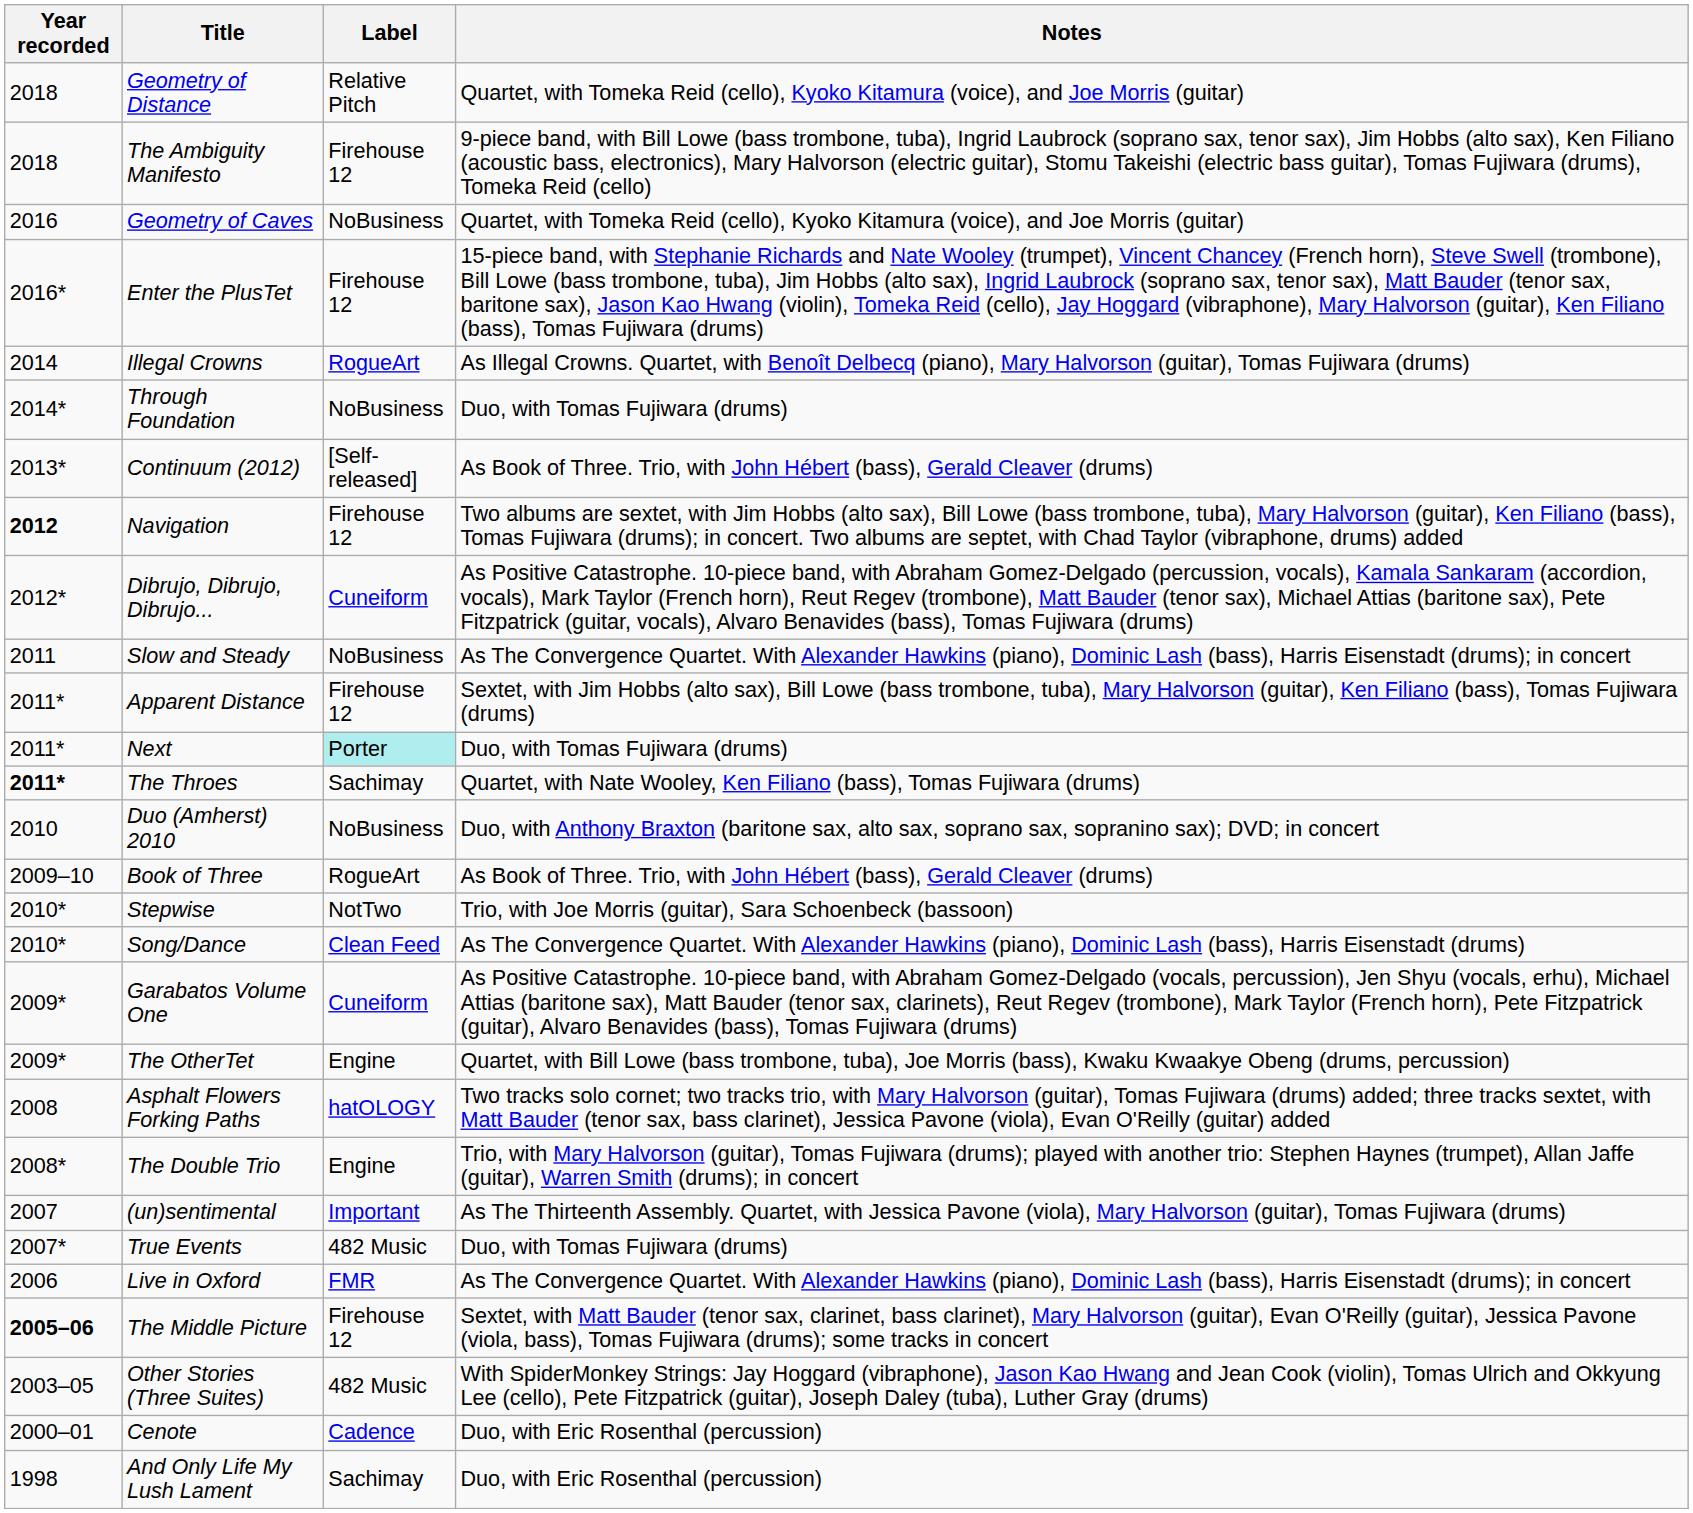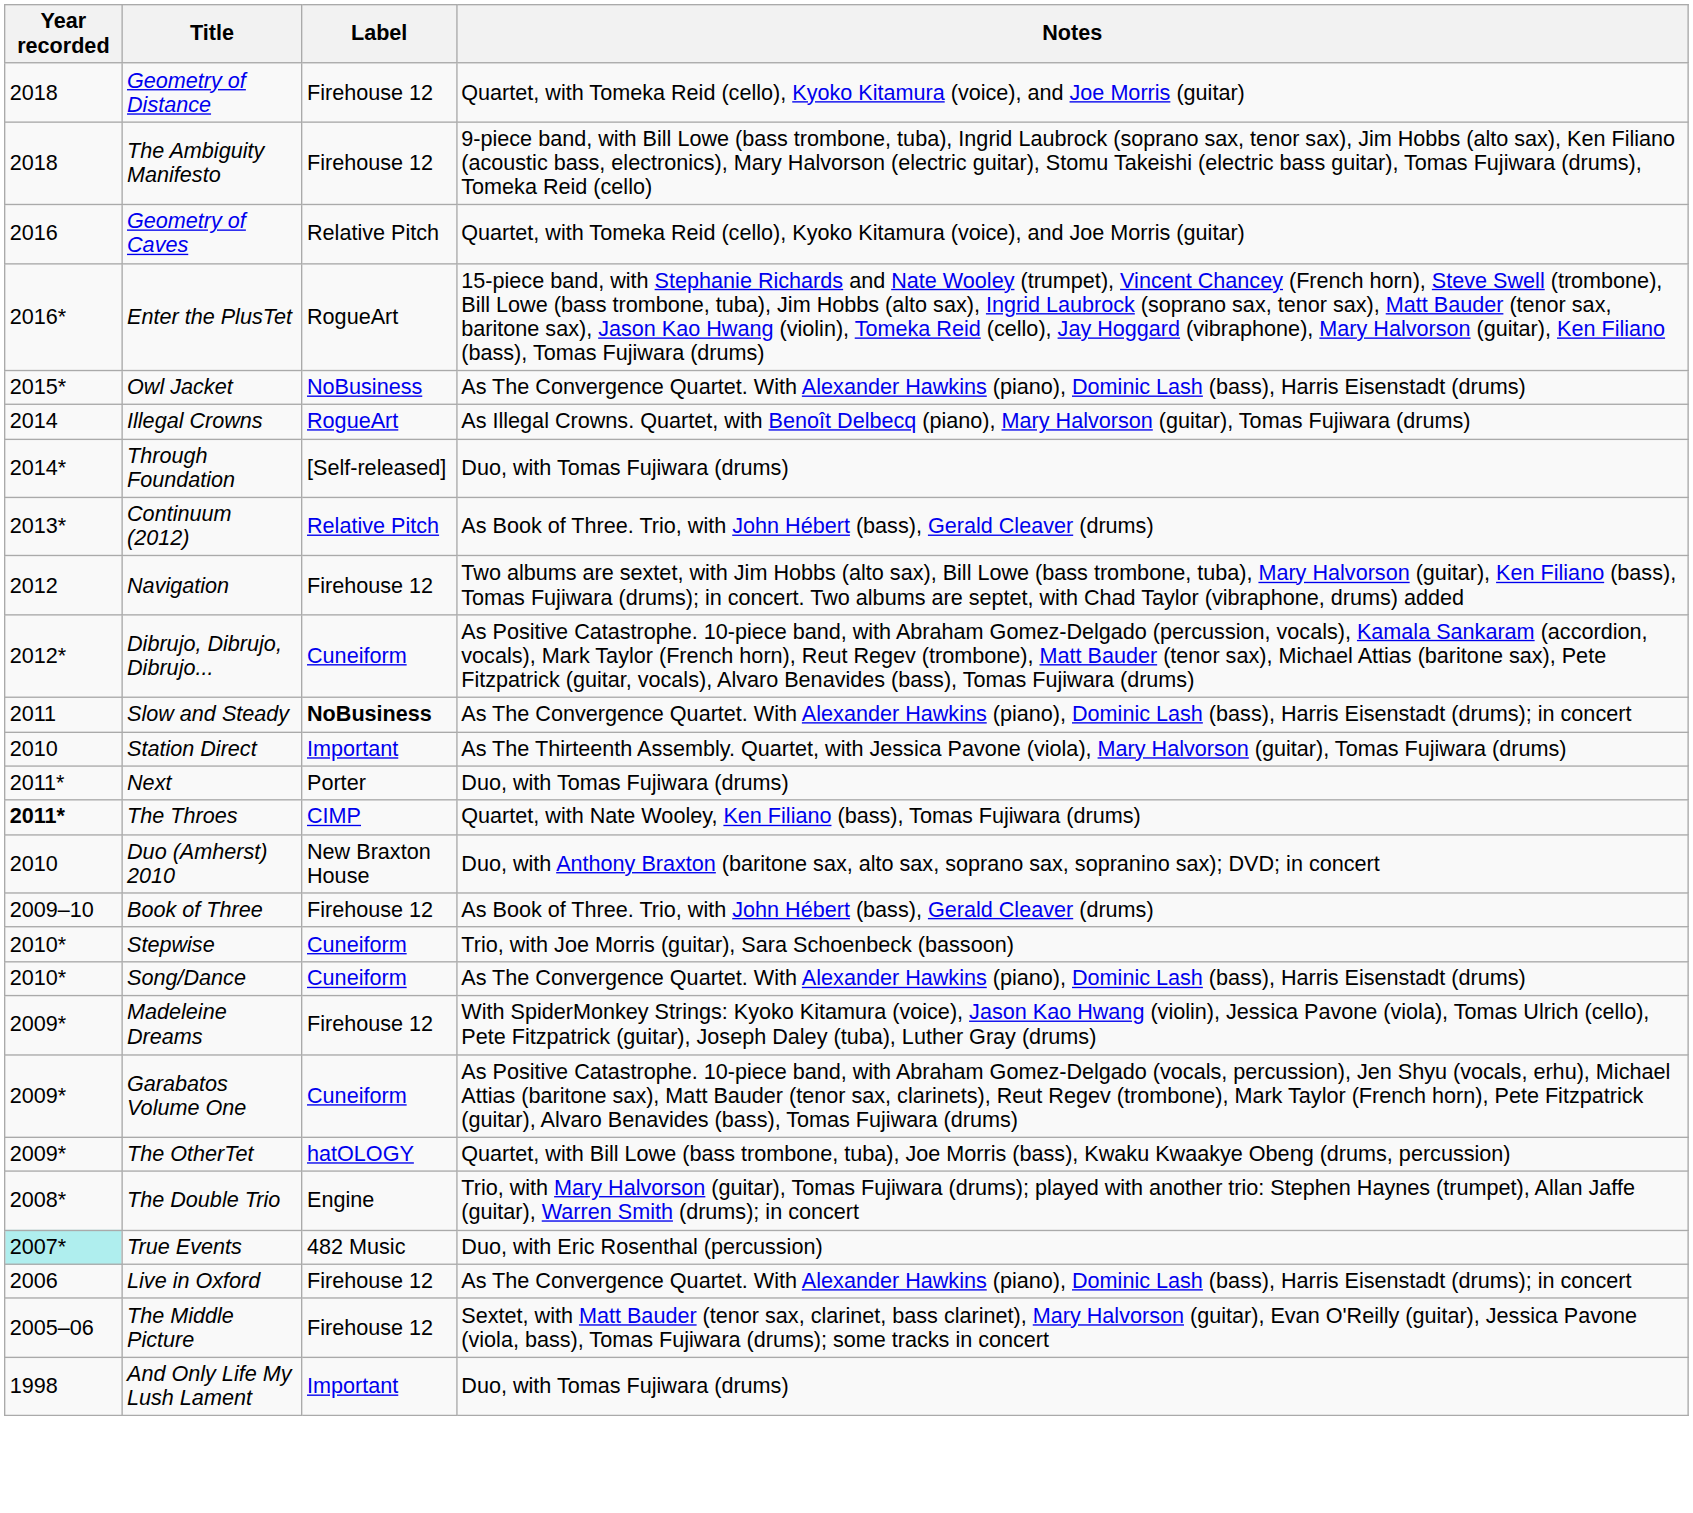(367, 92) Relative Pitch -> (370, 92) Firehouse 12
(386, 221) NoBusiness -> (373, 233) Relative Pitch
(376, 292) Firehouse 12 -> (353, 316) RogueArt
+ row: (180, 387)
(386, 409) NoBusiness -> (377, 467) [Self-released]
(373, 467) [Self-released] -> (373, 526) Relative Pitch
(34, 526) bold -> (34, 585) normal
(386, 655) normal -> (369, 714) bold
- row: (216, 702)
+ row: (192, 748)
(358, 748) paleturquoise background -> (336, 782) no background
(376, 782) Sachimay -> (334, 817) CIMP
(386, 829) NoBusiness -> (369, 863) New Braxton House
(374, 875) RogueArt -> (370, 909) Firehouse 12
(365, 909) NotTwo -> (357, 944) Cuneiform
(384, 944) Clean Feed -> (357, 978) Cuneiform
+ row: (177, 1024)
(362, 1061) Engine -> (360, 1154) hatOLOGY
- row: (204, 1107)
- row: (201, 1212)
(38, 1246) no background -> (38, 1246) paleturquoise background
(624, 1246) Duo, with Tomas Fujiwara (drums) -> (642, 1246) Duo, with Eric Rosenthal (percussion)
(352, 1281) FMR -> (370, 1281) Firehouse 12
(52, 1327) bold -> (52, 1327) normal
- row: (195, 1386)
- row: (162, 1432)
(376, 1478) Sachimay -> (353, 1386) Important
(641, 1478) Duo, with Eric Rosenthal (percussion) -> (625, 1386) Duo, with Tomas Fujiwara (drums)
